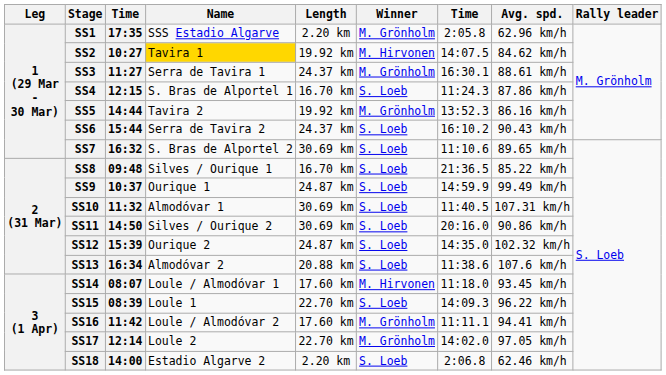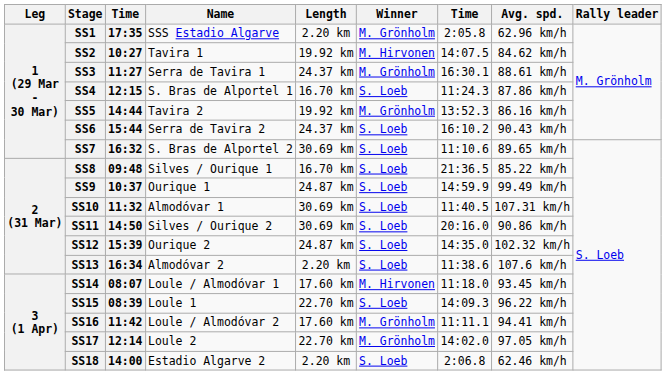(176, 52) gold background -> (176, 52) no background
(326, 264) 20.88 km -> (326, 264) 2.20 km
